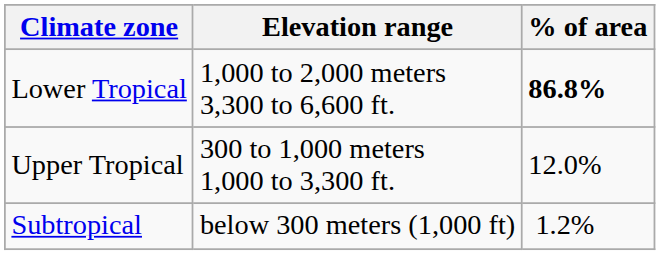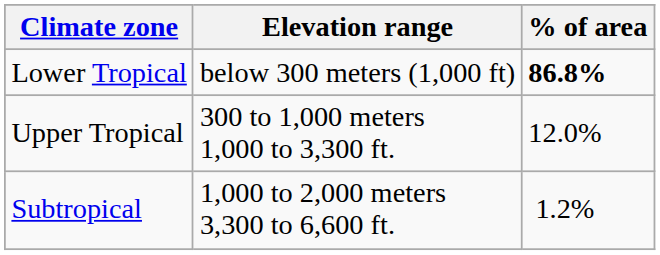(323, 87) 1,000 to 2,000 meters 3,300 to 6,600 ft. -> (358, 71) below 300 meters (1,000 ft)
(358, 225) below 300 meters (1,000 ft) -> (323, 209) 1,000 to 2,000 meters 3,300 to 6,600 ft.
